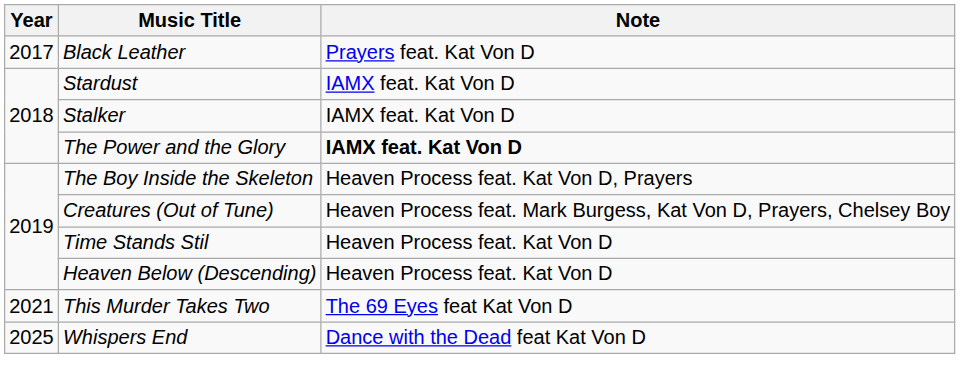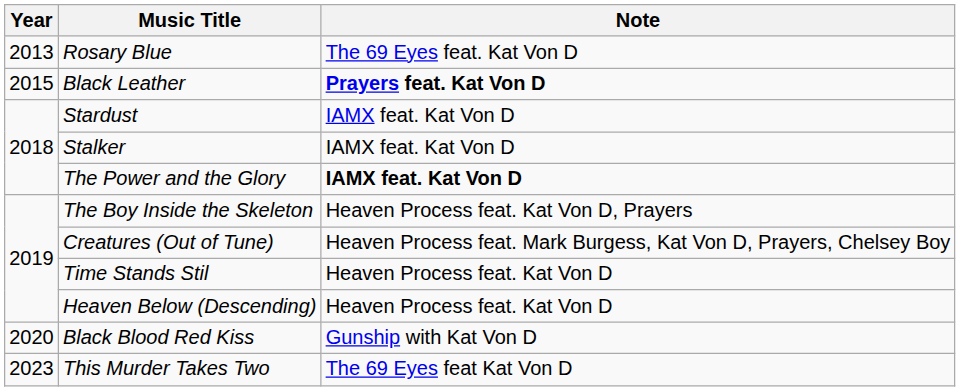+ row: (117, 52)
(31, 52) 2017 -> (31, 83) 2015
(430, 52) normal -> (435, 83) bold
+ row: (159, 337)
(31, 305) 2021 -> (31, 369) 2023
- row: (125, 337)
